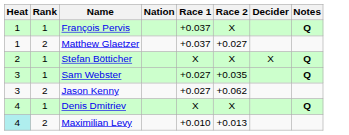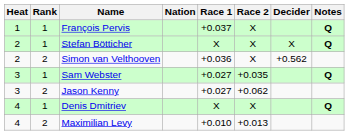- row: (100, 43)
+ row: (111, 59)
(17, 122) paleturquoise background -> (17, 122) no background
